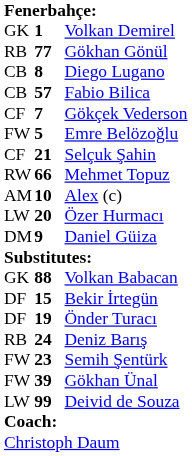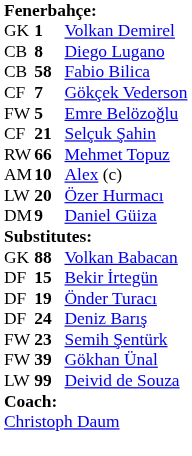- row: (116, 51)
(43, 92) 57 -> (43, 71) 58
(16, 339) RB -> (15, 318) DF
